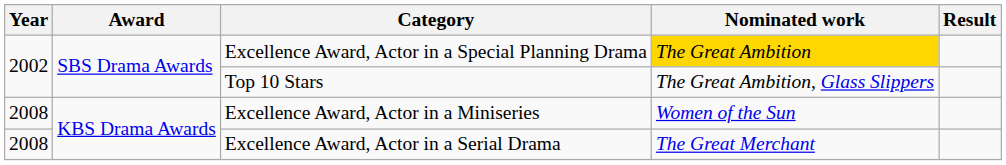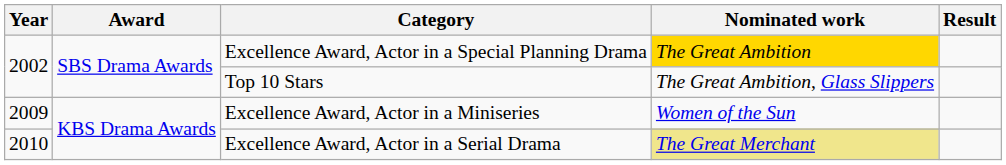(29, 112) 2008 -> (29, 112) 2009
(29, 143) 2008 -> (29, 143) 2010
(735, 143) no background -> (735, 143) khaki background
